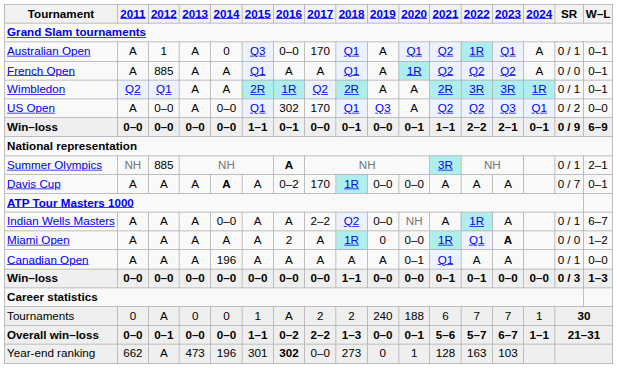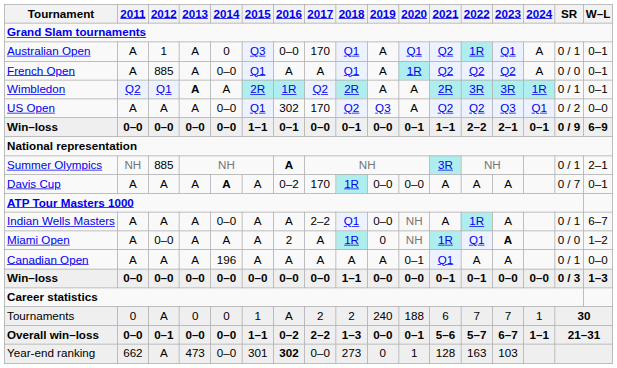(226, 70) A -> (226, 70) 0–0
(195, 89) normal -> (195, 89) bold
(164, 107) 0–0 -> (164, 107) A
(352, 107) Q1 -> (352, 107) Q2
(352, 221) Q2 -> (352, 221) Q1
(164, 240) A -> (164, 240) 0–0
(414, 240) 0–0 -> (414, 240) NH
(226, 353) 196 -> (226, 353) 0–0
